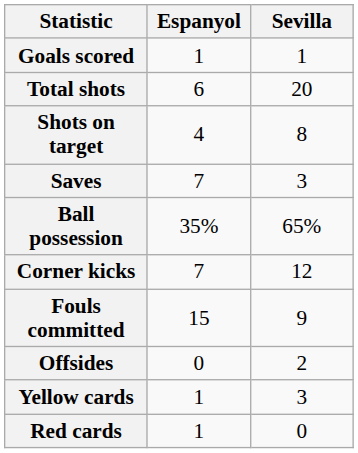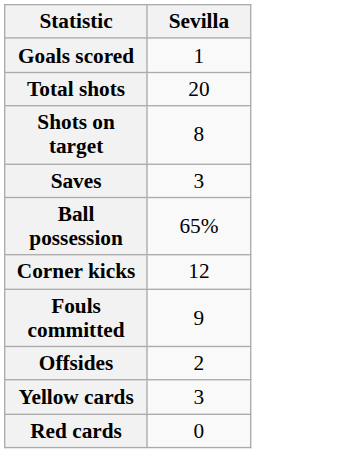- column: (199, 21)
